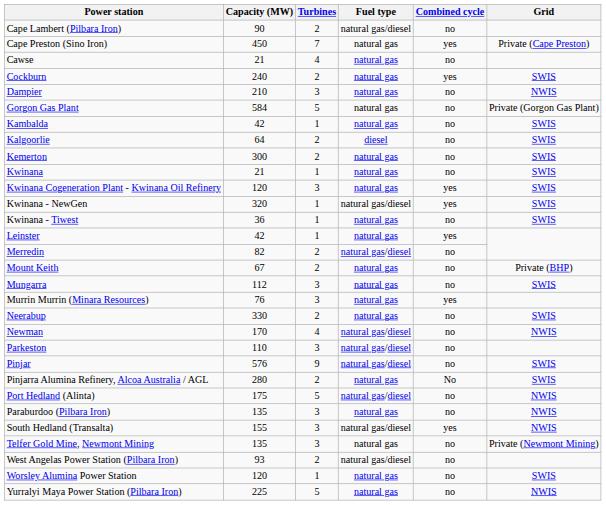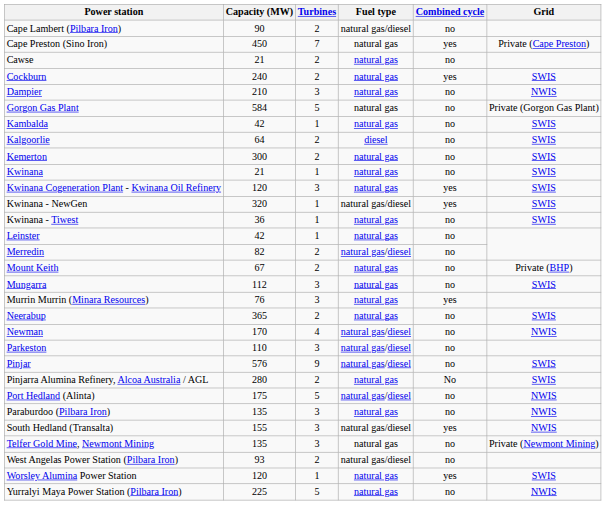(317, 60) 4 -> (317, 60) 2
(450, 236) yes -> (450, 236) no
(259, 316) 330 -> (259, 316) 365
(450, 476) no -> (450, 476) yes
